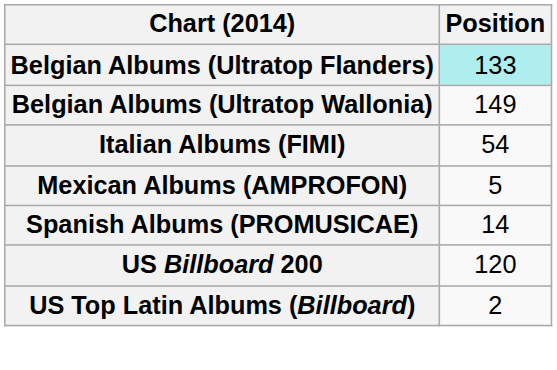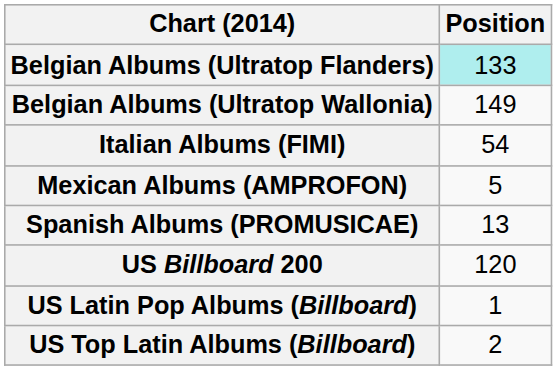(495, 225) 14 -> (495, 225) 13
+ row: (222, 305)
